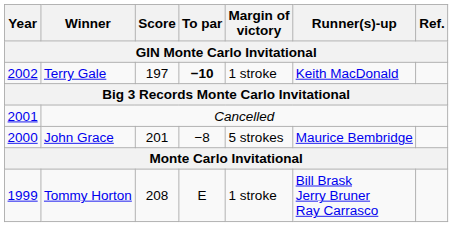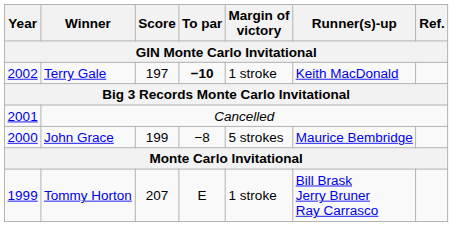(157, 138) 201 -> (157, 138) 199
(157, 196) 208 -> (157, 196) 207
